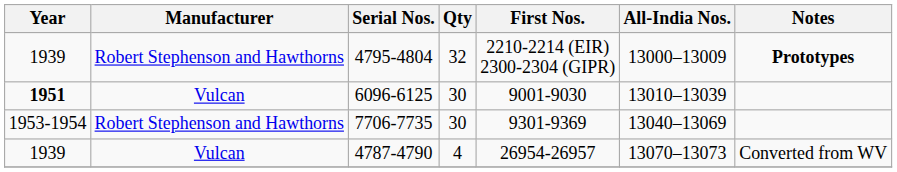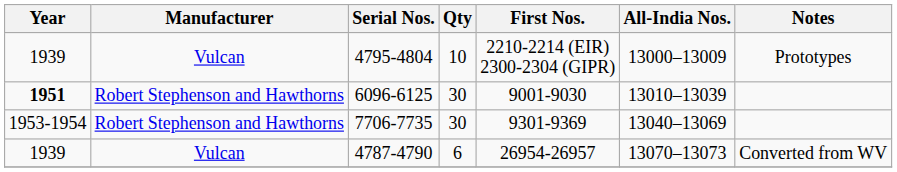(219, 57) Robert Stephenson and Hawthorns -> (219, 57) Vulcan
(458, 57) 32 -> (458, 57) 10
(813, 57) bold -> (813, 57) normal
(219, 95) Vulcan -> (219, 95) Robert Stephenson and Hawthorns
(458, 152) 4 -> (458, 152) 6
